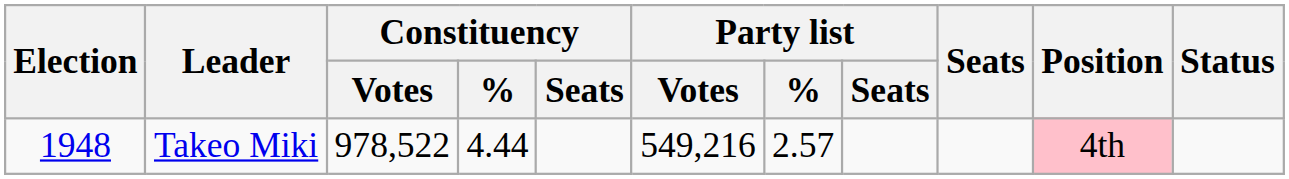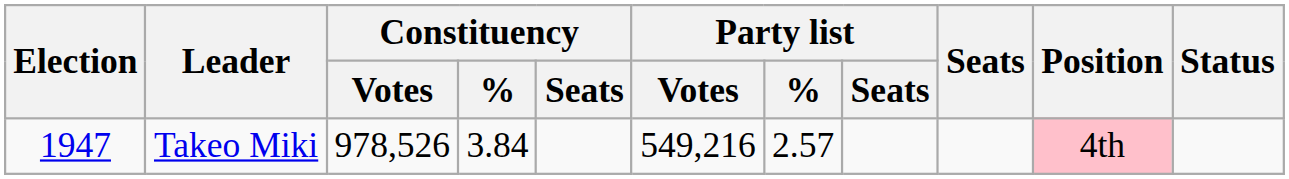(75, 145) 1948 -> (75, 145) 1947
(392, 145) 978,522 -> (392, 145) 978,526
(497, 145) 4.44 -> (497, 145) 3.84
